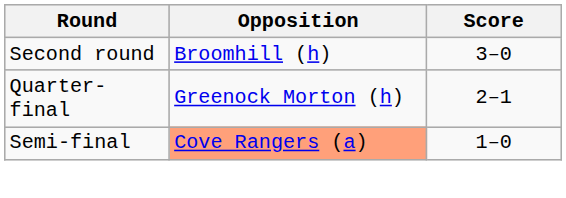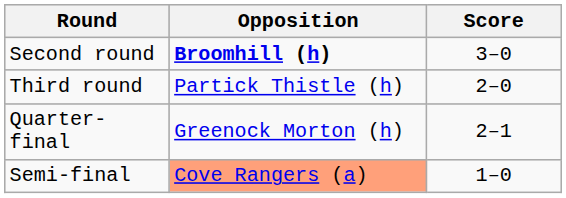(253, 54) normal -> (253, 54) bold
+ row: (76, 87)
